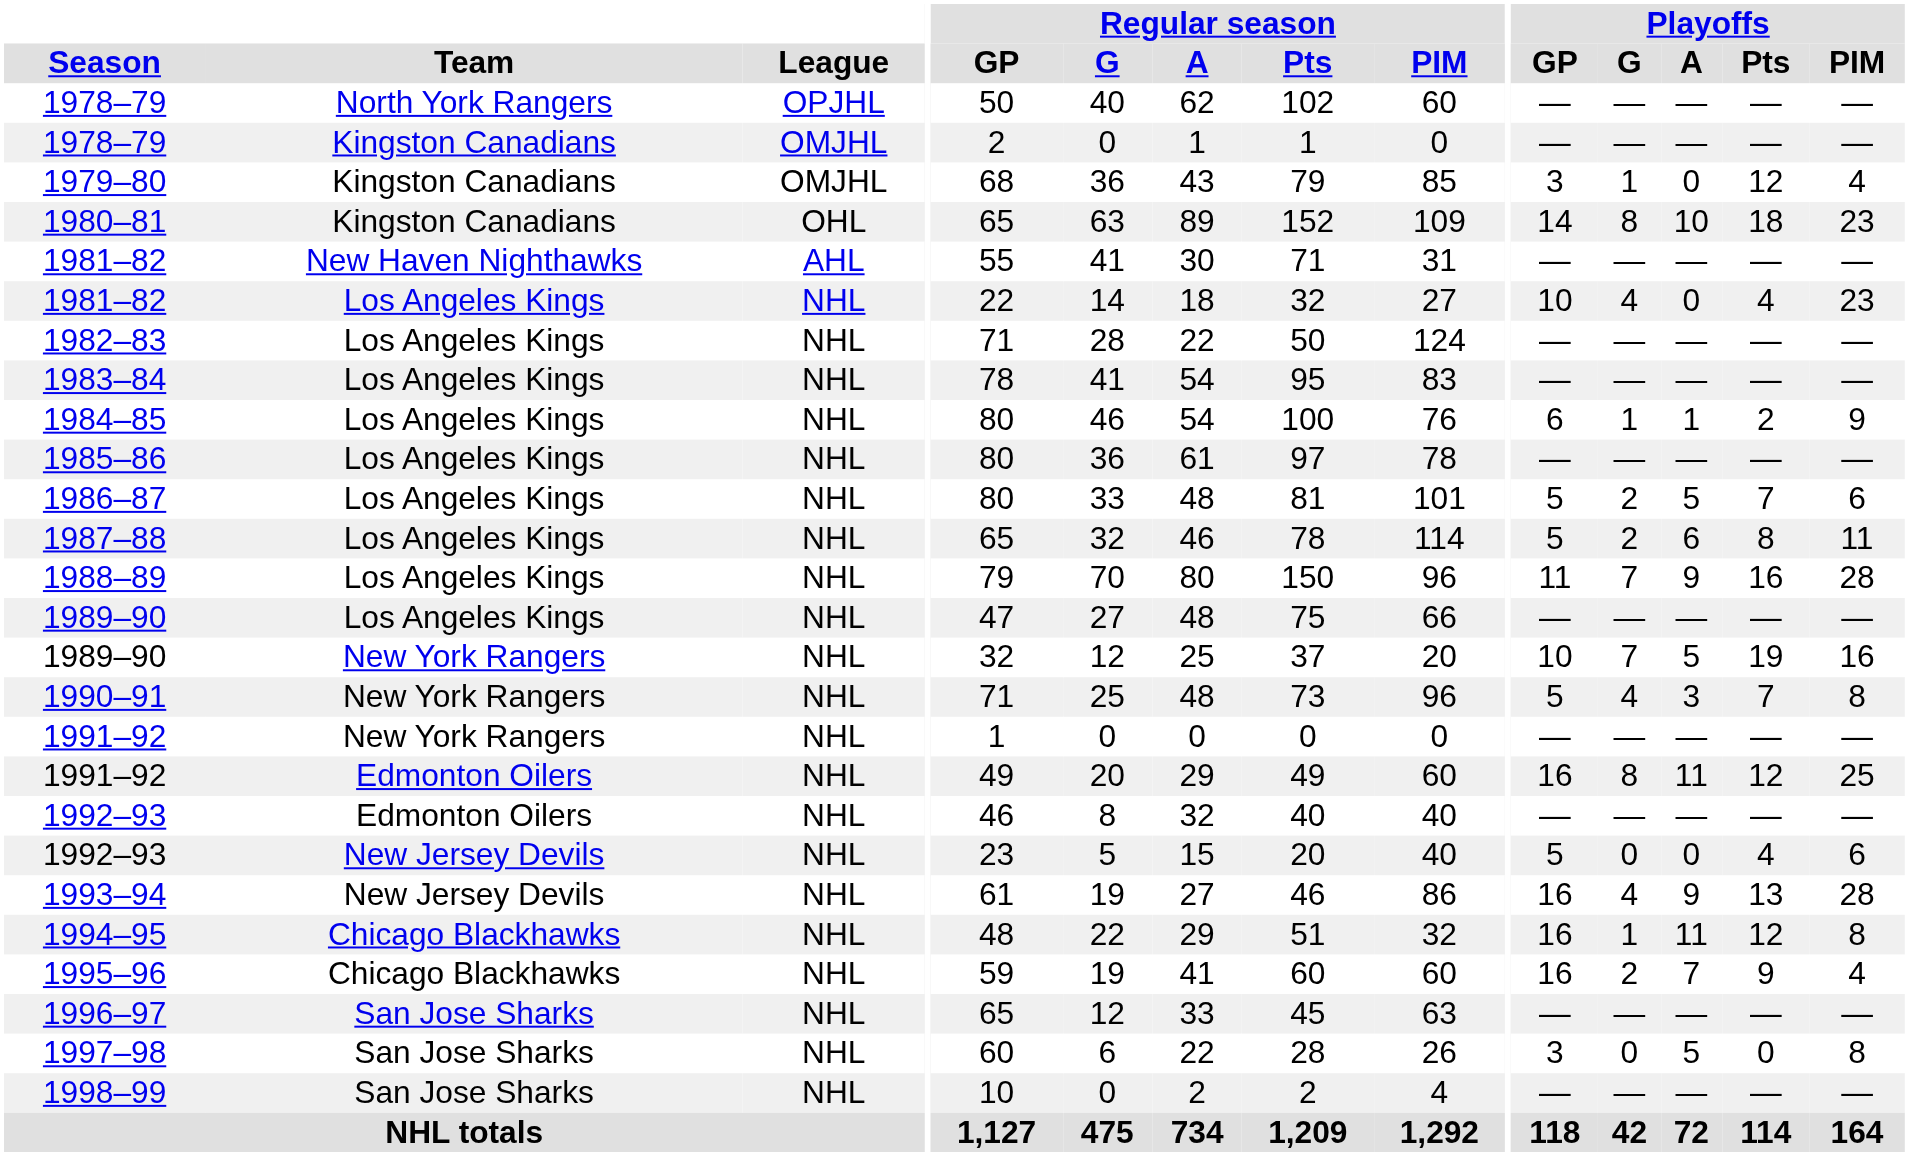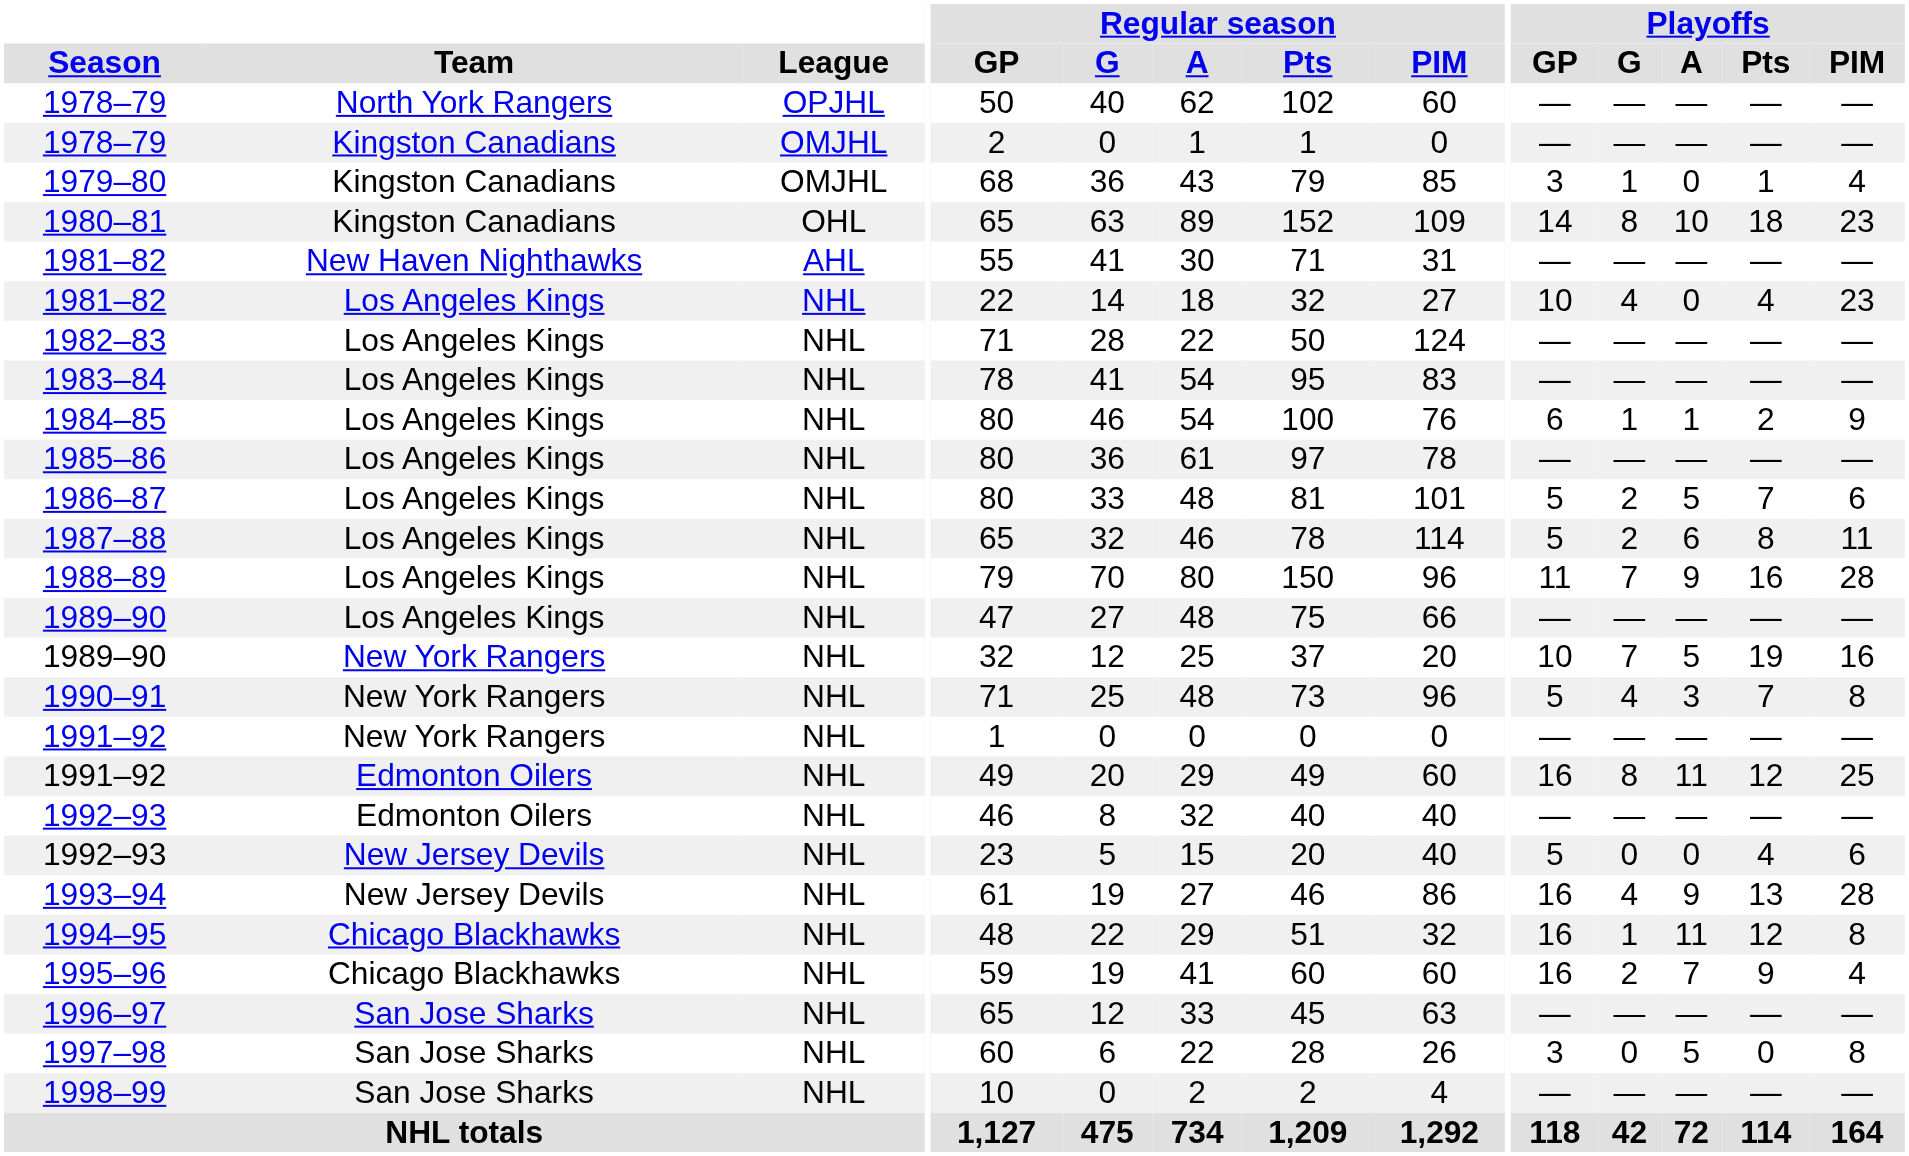(1766, 181) 12 -> (1766, 181) 1
